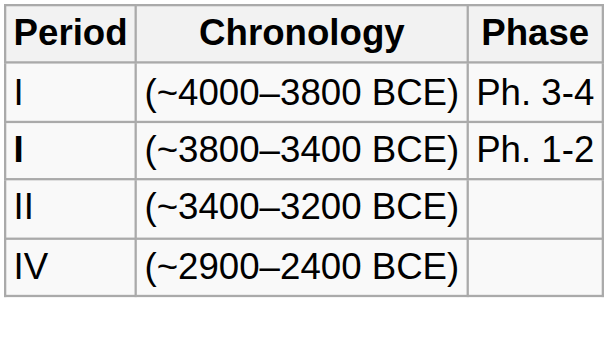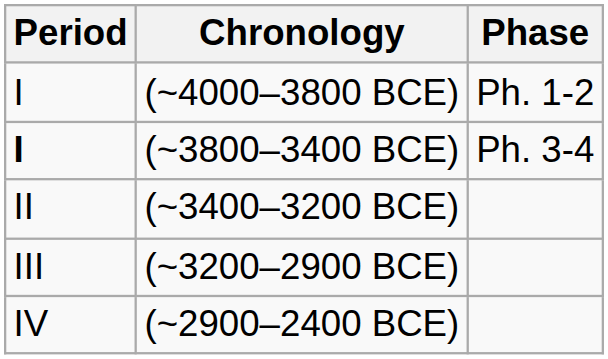(535, 91) Ph. 3-4 -> (535, 91) Ph. 1-2
(535, 149) Ph. 1-2 -> (535, 149) Ph. 3-4
+ row: (302, 265)
